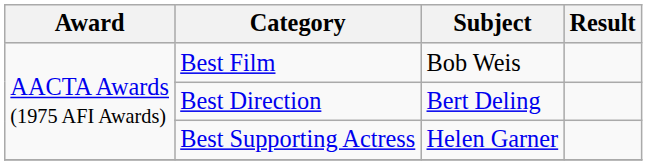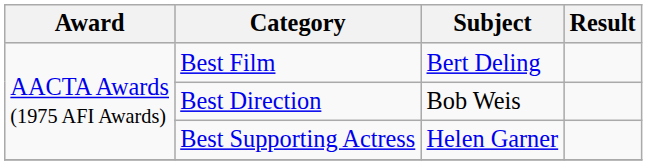(474, 62) Bob Weis -> (484, 62) Bert Deling
(484, 100) Bert Deling -> (474, 100) Bob Weis
